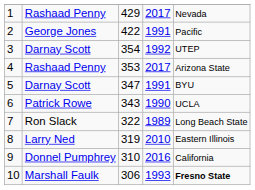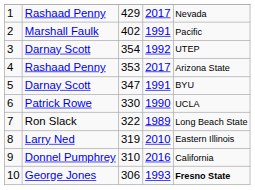(61, 31) George Jones -> (62, 31) Marshall Faulk
(130, 31) 422 -> (130, 31) 402
(130, 103) 343 -> (130, 103) 330
(62, 175) Marshall Faulk -> (61, 175) George Jones
